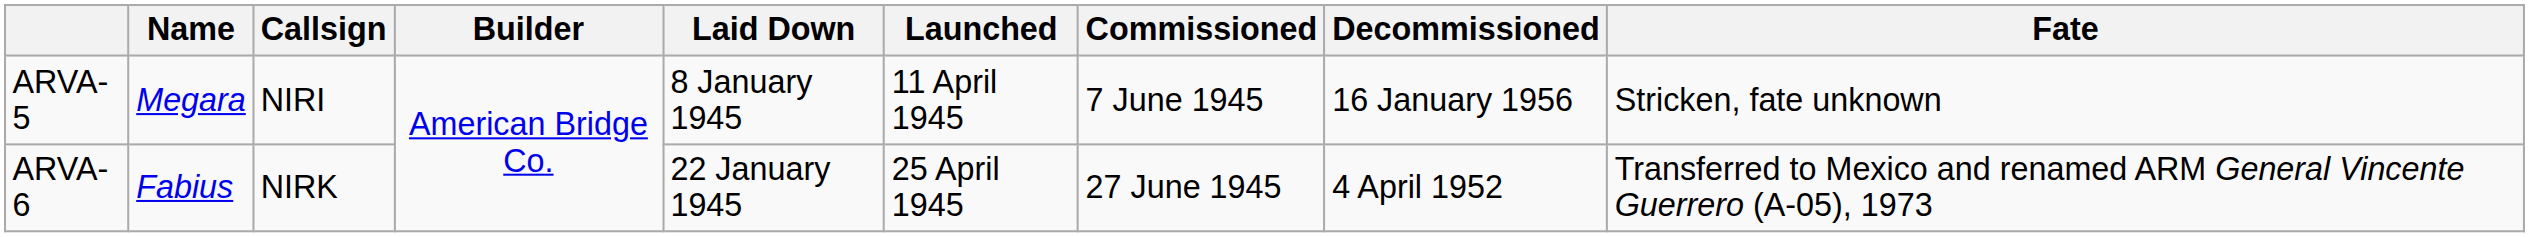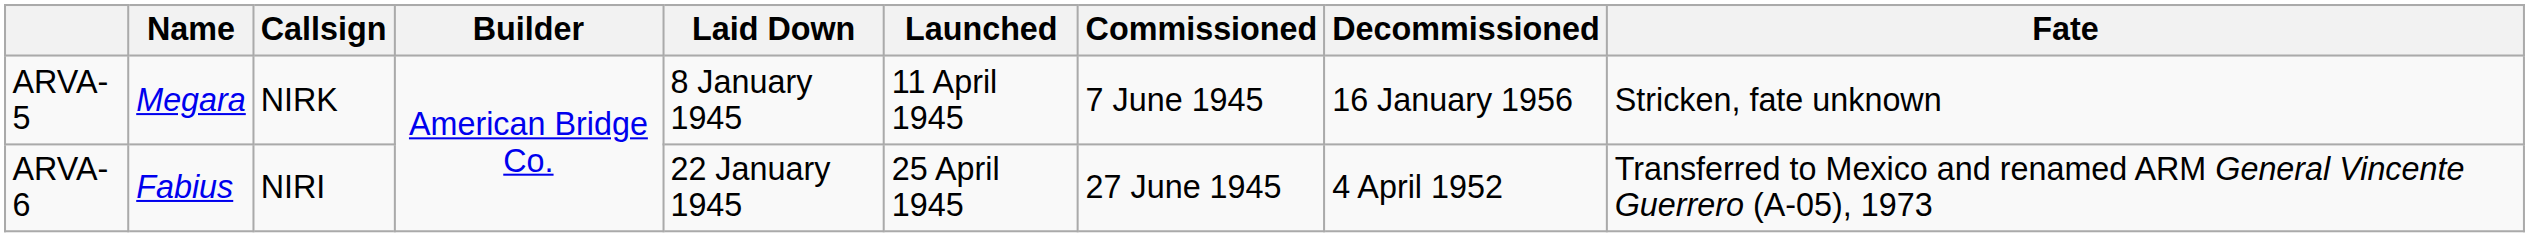(293, 99) NIRI -> (299, 99) NIRK
(299, 187) NIRK -> (293, 187) NIRI
